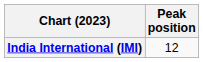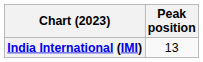(172, 47) 12 -> (172, 47) 13
